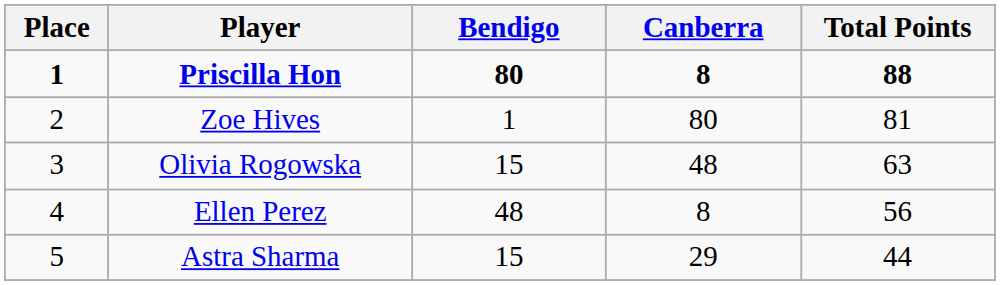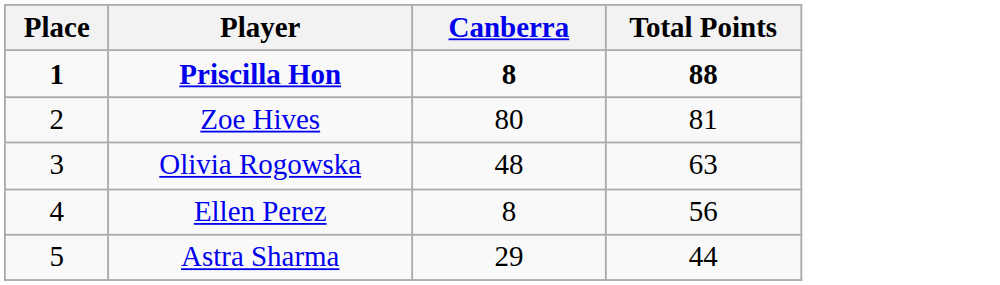- column: (509, 27)
